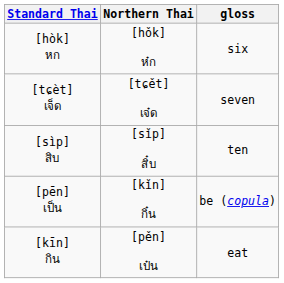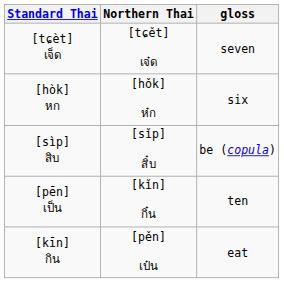rows swapped: (52, 47) <-> (52, 98)
(238, 151) ten -> (238, 151) be (copula)
(238, 201) be (copula) -> (238, 201) ten
